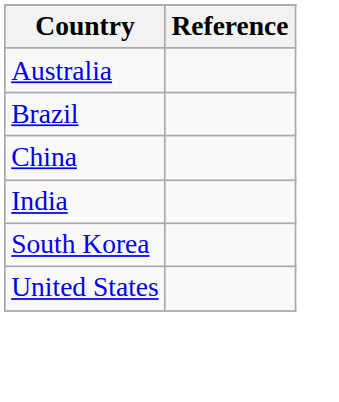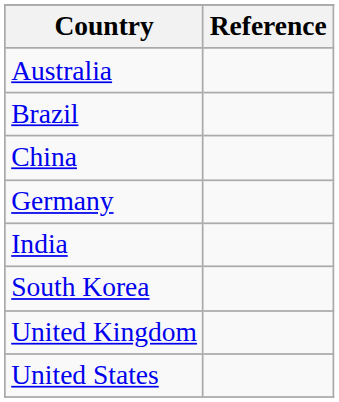+ row: (62, 200)
+ row: (104, 331)
